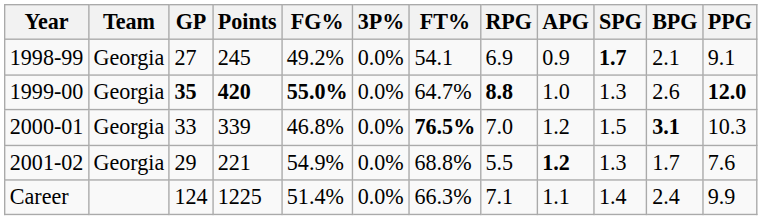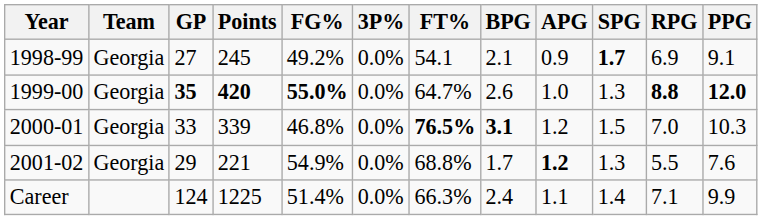columns swapped: (509, 22) <-> (675, 22)
